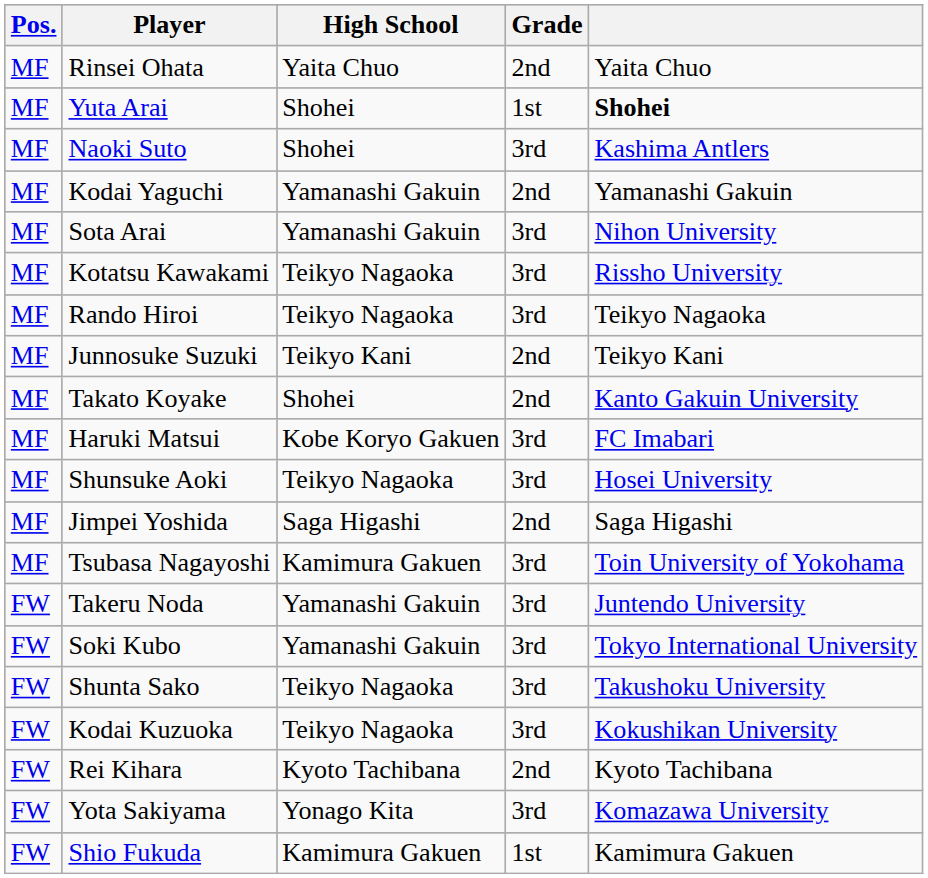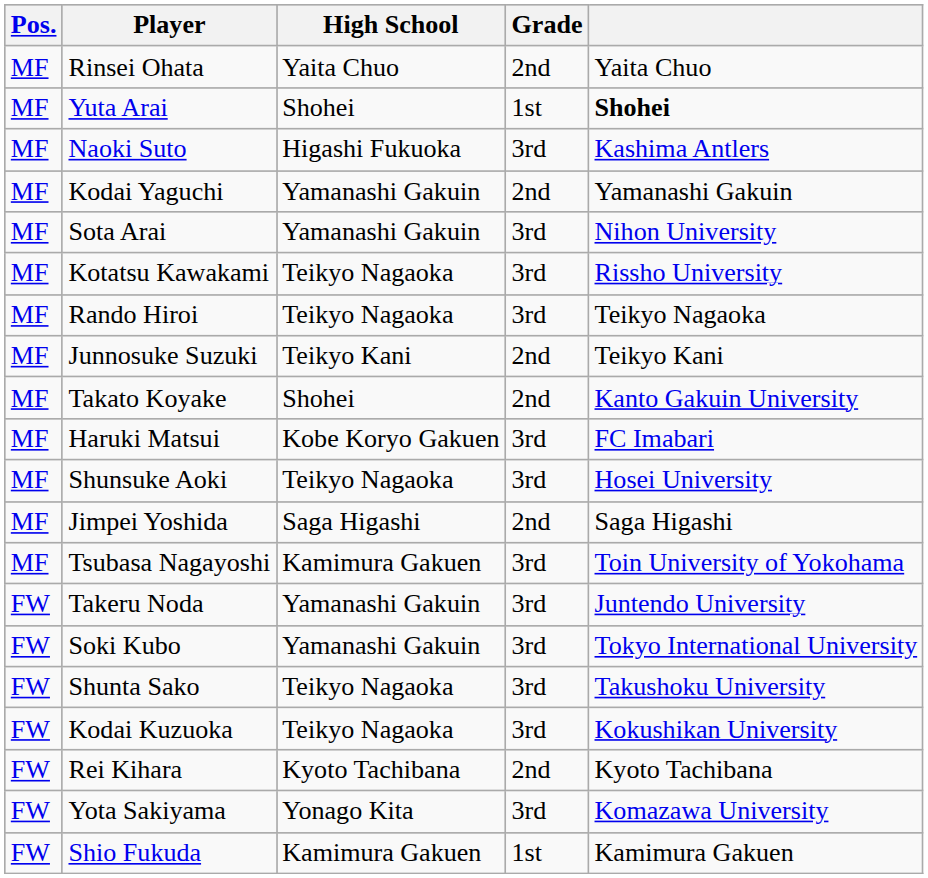(318, 149) Shohei -> (372, 149) Higashi Fukuoka
